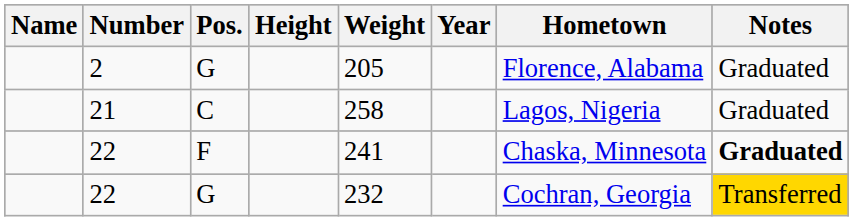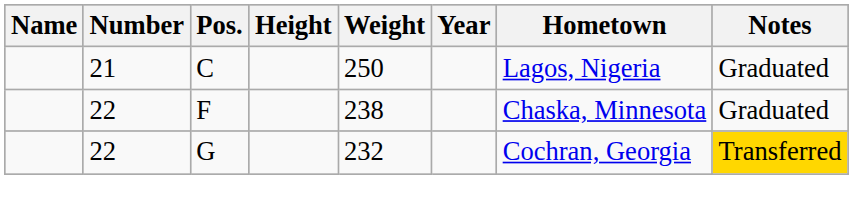- row: (96, 67)
(364, 109) 258 -> (364, 67) 250
(364, 151) 241 -> (364, 109) 238
(781, 151) bold -> (774, 109) normal
